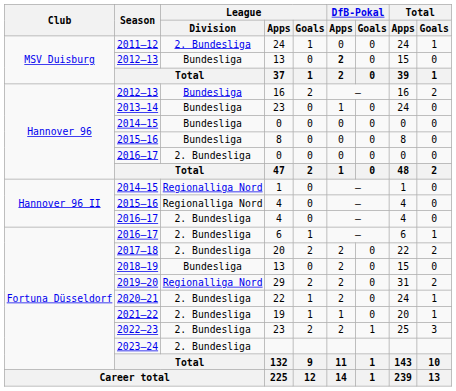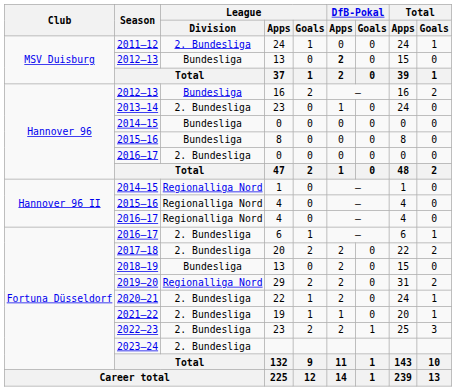(213, 108) Bundesliga -> (213, 108) 2. Bundesliga
(213, 219) 2. Bundesliga -> (213, 219) Regionalliga Nord
